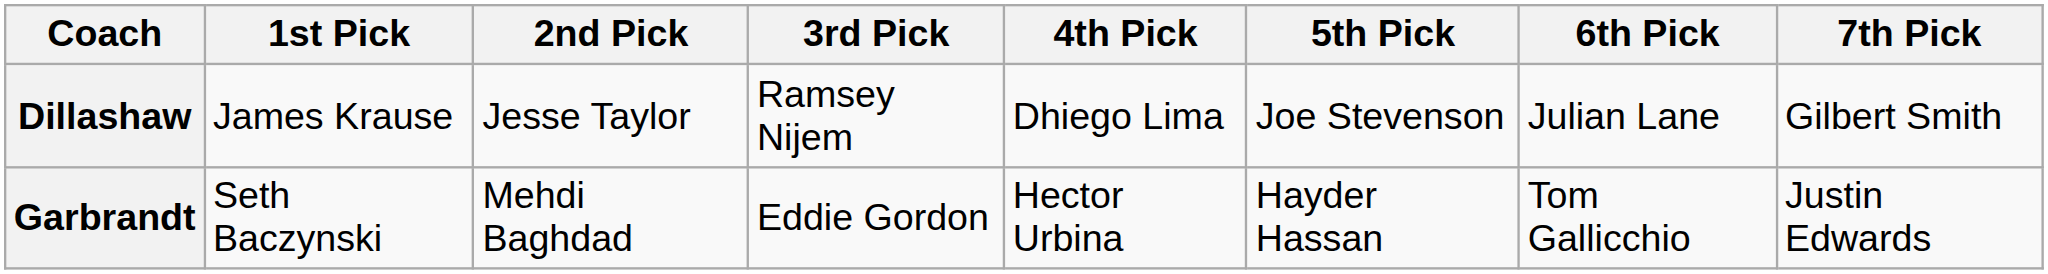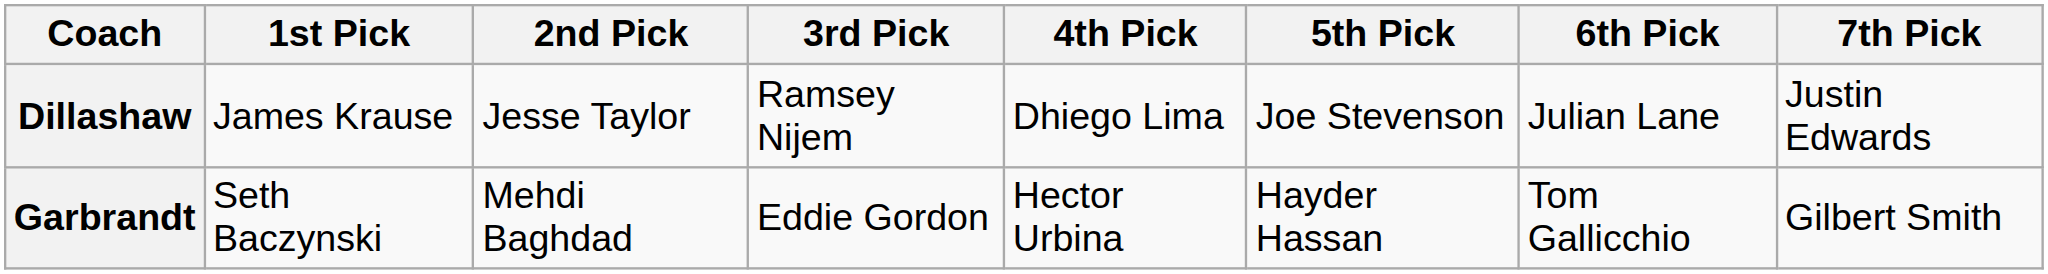(1894, 115) Gilbert Smith -> (1858, 115) Justin Edwards
(1858, 217) Justin Edwards -> (1894, 217) Gilbert Smith
